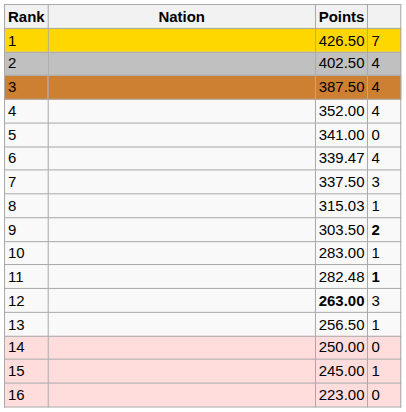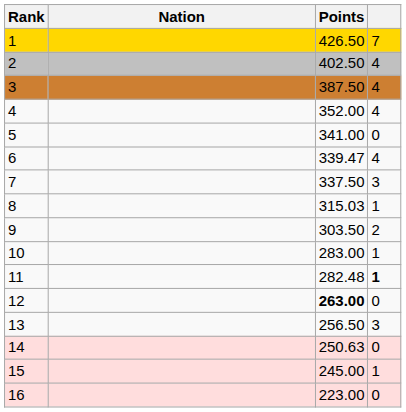(376, 230) bold -> (376, 230) normal
(376, 301) 3 -> (376, 301) 0
(376, 324) 1 -> (376, 324) 3
(342, 348) 250.00 -> (342, 348) 250.63
